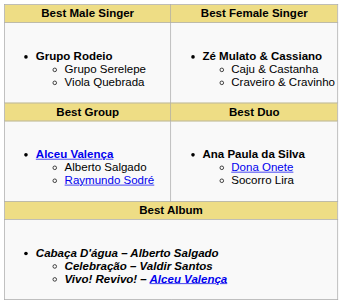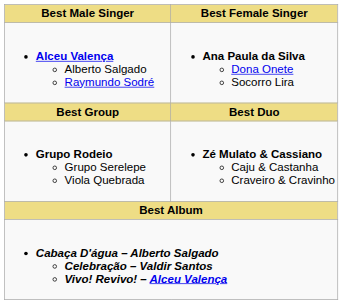rows swapped: (88, 168) <-> (88, 69)
